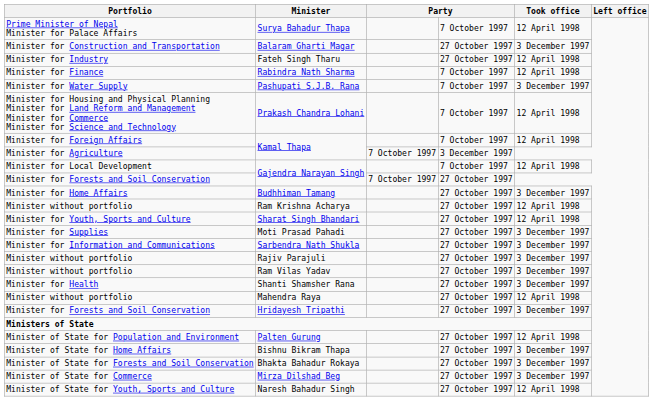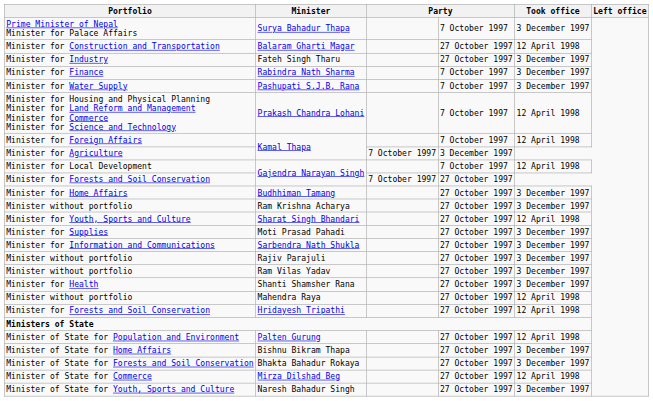(548, 29) 12 April 1998 -> (553, 29) 3 December 1997
(553, 46) 3 December 1997 -> (548, 46) 12 April 1998
(548, 60) 12 April 1998 -> (553, 60) 3 December 1997
(548, 73) 12 April 1998 -> (553, 73) 3 December 1997
(548, 206) 12 April 1998 -> (553, 206) 3 December 1997
(553, 311) 3 December 1997 -> (548, 311) 12 April 1998
(553, 376) 3 December 1997 -> (548, 376) 12 April 1998
(548, 390) 12 April 1998 -> (553, 390) 3 December 1997
